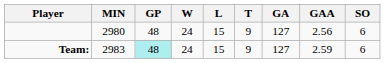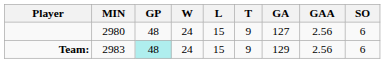(281, 49) 127 -> (281, 49) 129
(322, 49) 2.59 -> (322, 49) 2.56
